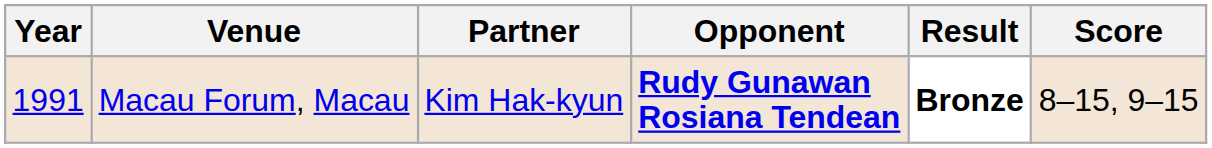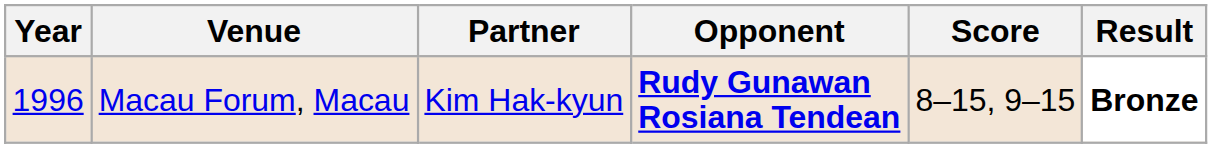columns swapped: (1119, 31) <-> (970, 31)
(48, 99) 1991 -> (48, 99) 1996
